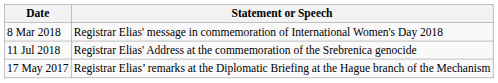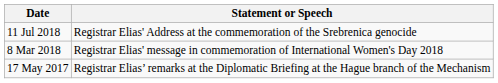rows swapped: (34, 50) <-> (34, 31)
